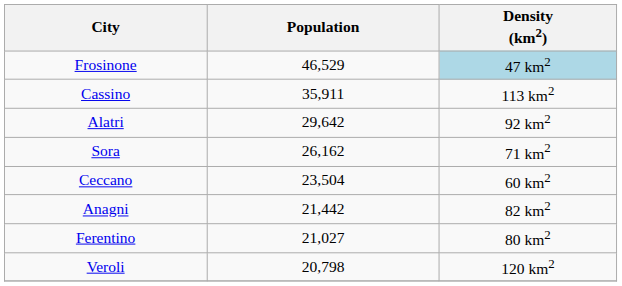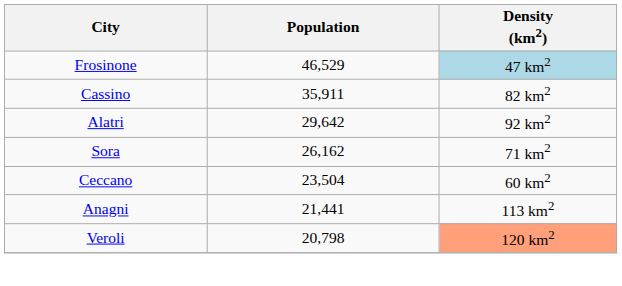(528, 93) 113 km2 -> (528, 93) 82 km2
(323, 209) 21,442 -> (323, 209) 21,441
(528, 209) 82 km2 -> (528, 209) 113 km2
- row: (106, 238)
(528, 266) no background -> (528, 238) lightsalmon background
